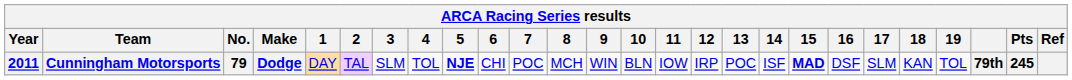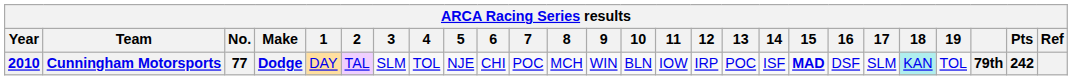(24, 63) 2011 -> (24, 63) 2010
(239, 63) 79 -> (240, 63) 77
(460, 63) bold -> (461, 63) normal
(918, 63) no background -> (918, 63) paleturquoise background
(1022, 63) 245 -> (1022, 63) 242
